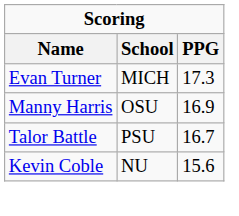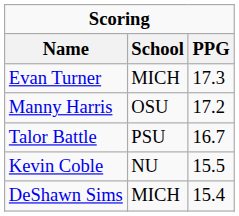(198, 107) 16.9 -> (209, 107) 17.2
(198, 166) 15.6 -> (209, 166) 15.5
+ row: (66, 195)
